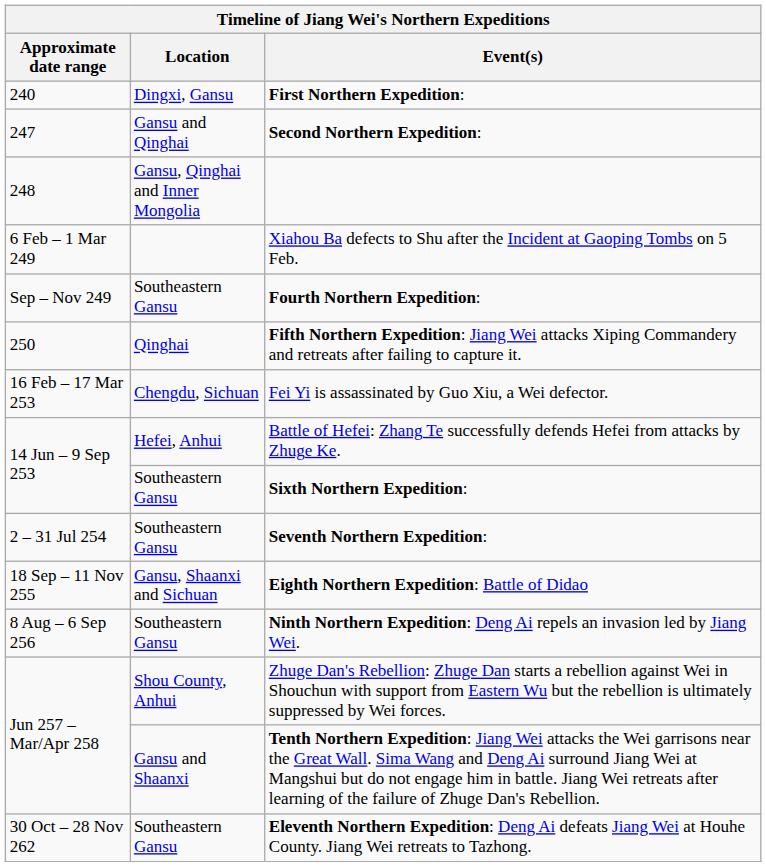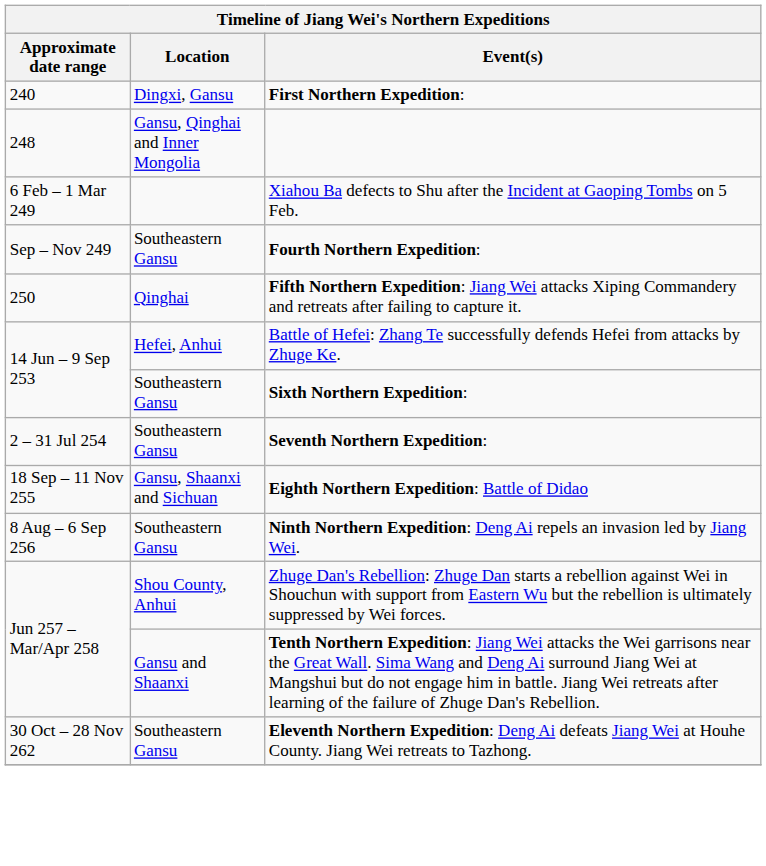- row: (22, 133)
- row: (66, 393)
